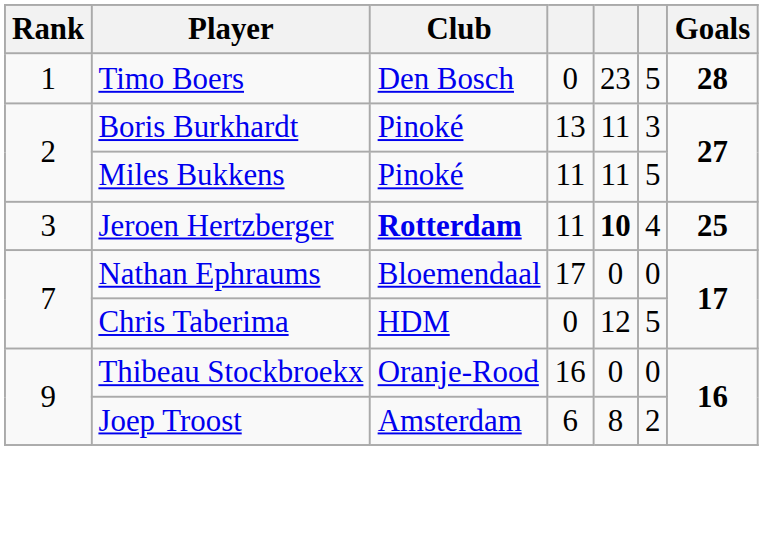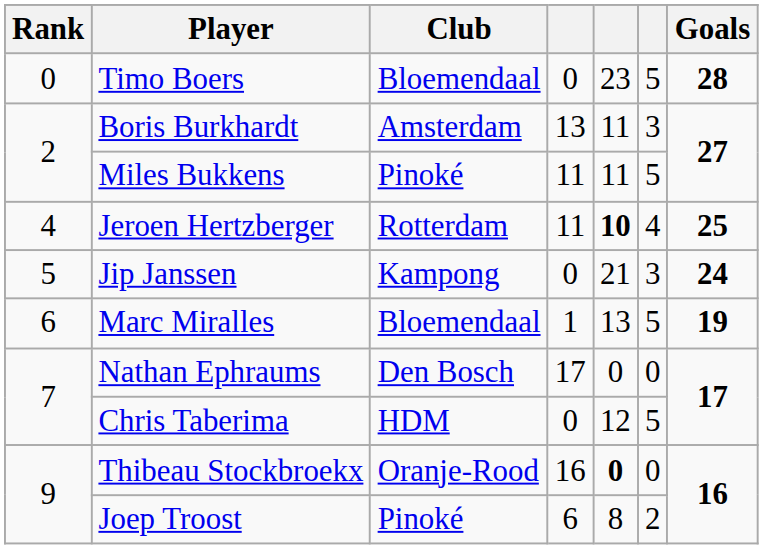(48, 77) 1 -> (48, 77) 0
(446, 77) Den Bosch -> (459, 77) Bloemendaal
(421, 126) Pinoké -> (450, 126) Amsterdam
(48, 224) 3 -> (48, 224) 4
(450, 224) bold -> (443, 224) normal
+ row: (167, 273)
+ row: (186, 322)
(459, 273) Bloemendaal -> (446, 371) Den Bosch
(615, 371) normal -> (615, 469) bold
(450, 420) Amsterdam -> (421, 518) Pinoké
